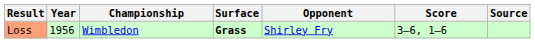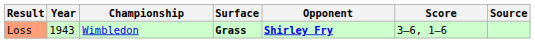(62, 30) 1956 -> (62, 30) 1943
(299, 30) normal -> (299, 30) bold
